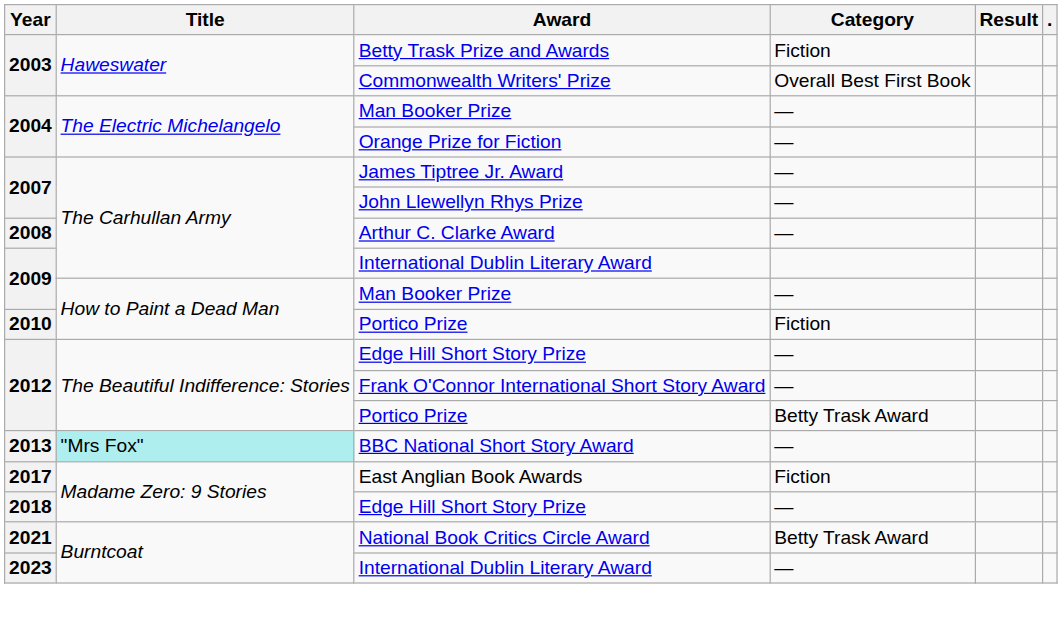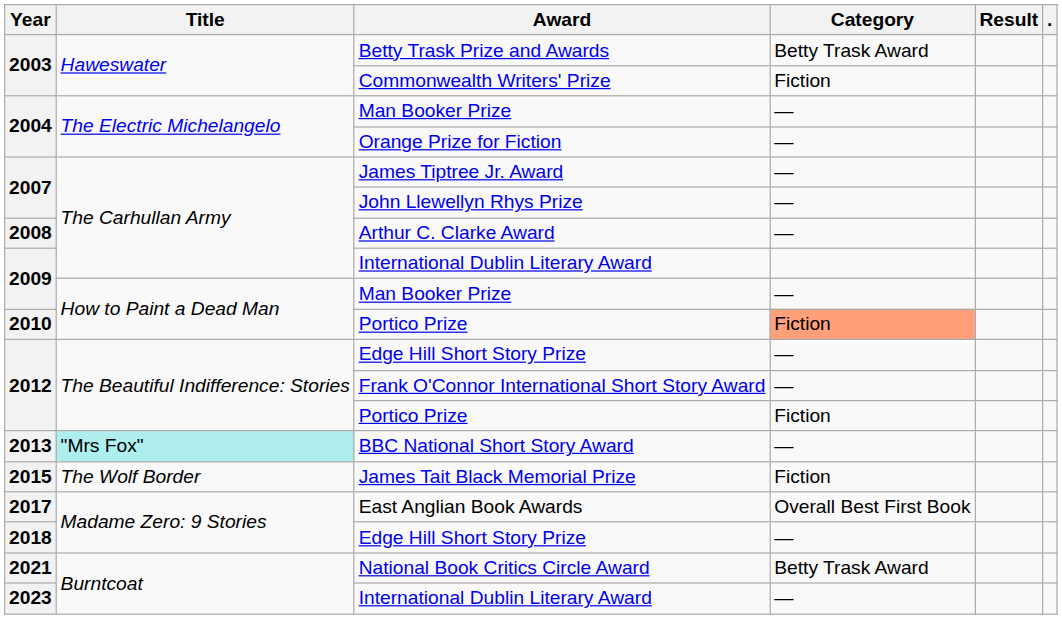(803, 50) Fiction -> (851, 50) Betty Trask Award
(872, 80) Overall Best First Book -> (803, 80) Fiction
(803, 324) no background -> (803, 324) lightsalmon background
(851, 415) Betty Trask Award -> (803, 415) Fiction
+ row: (30, 476)
(803, 476) Fiction -> (872, 506) Overall Best First Book
